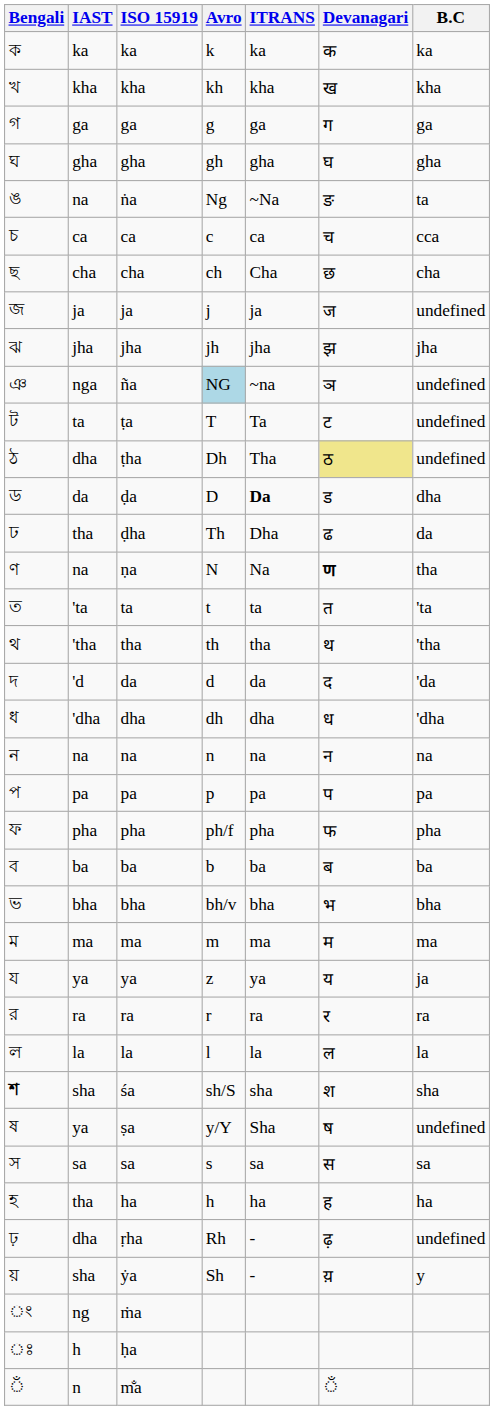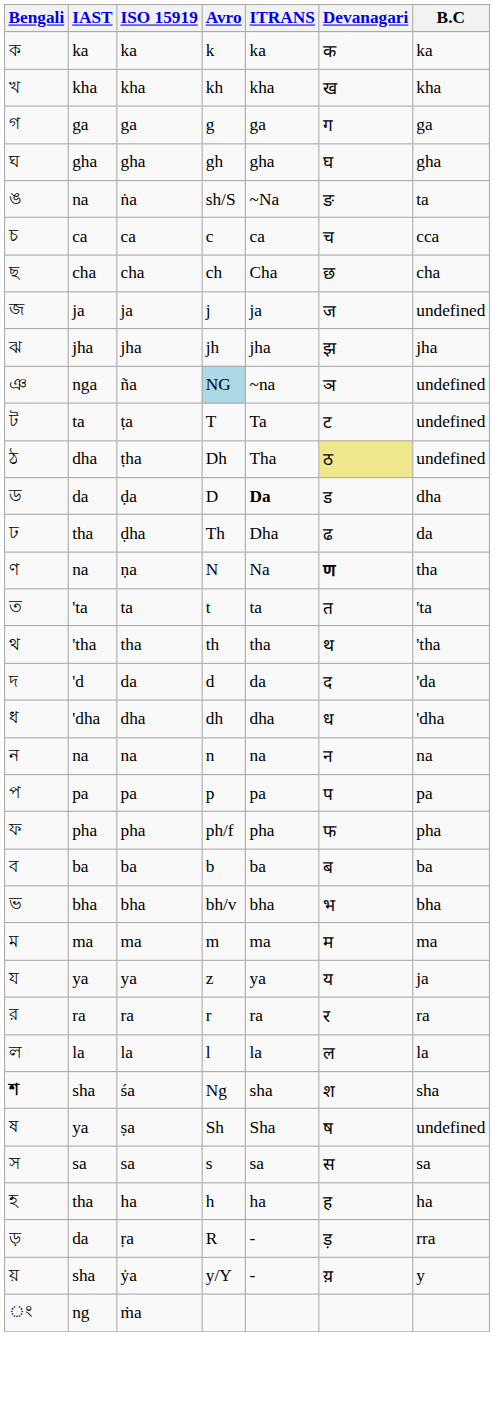(216, 198) Ng -> (221, 198) sh/S
(221, 1089) sh/S -> (216, 1089) Ng
(219, 1127) y/Y -> (215, 1127) Sh
+ row: (127, 1238)
- row: (132, 1238)
(215, 1275) Sh -> (219, 1275) y/Y
- row: (129, 1349)
- row: (131, 1386)
